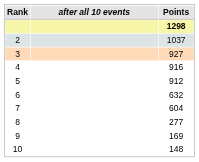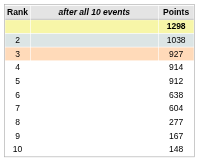(176, 40) 1037 -> (176, 40) 1038
(176, 68) 916 -> (176, 68) 914
(176, 95) 632 -> (176, 95) 638
(176, 136) 169 -> (176, 136) 167
